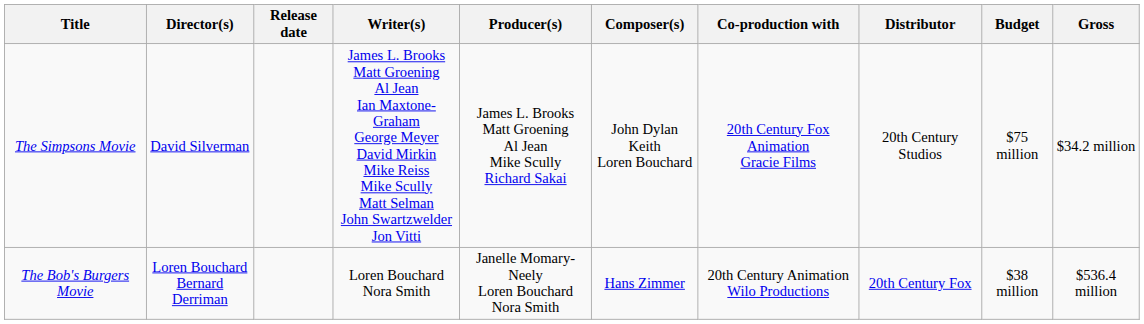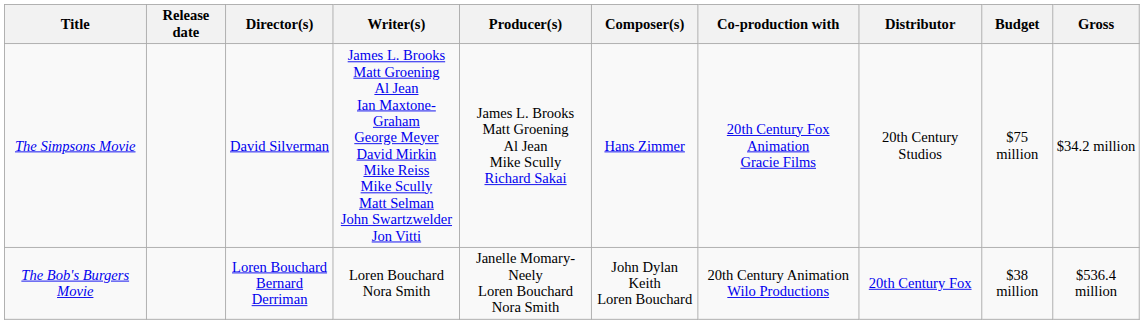columns swapped: (294, 24) <-> (200, 24)
(645, 145) John Dylan Keith Loren Bouchard -> (645, 145) Hans Zimmer
(645, 283) Hans Zimmer -> (645, 283) John Dylan Keith Loren Bouchard
